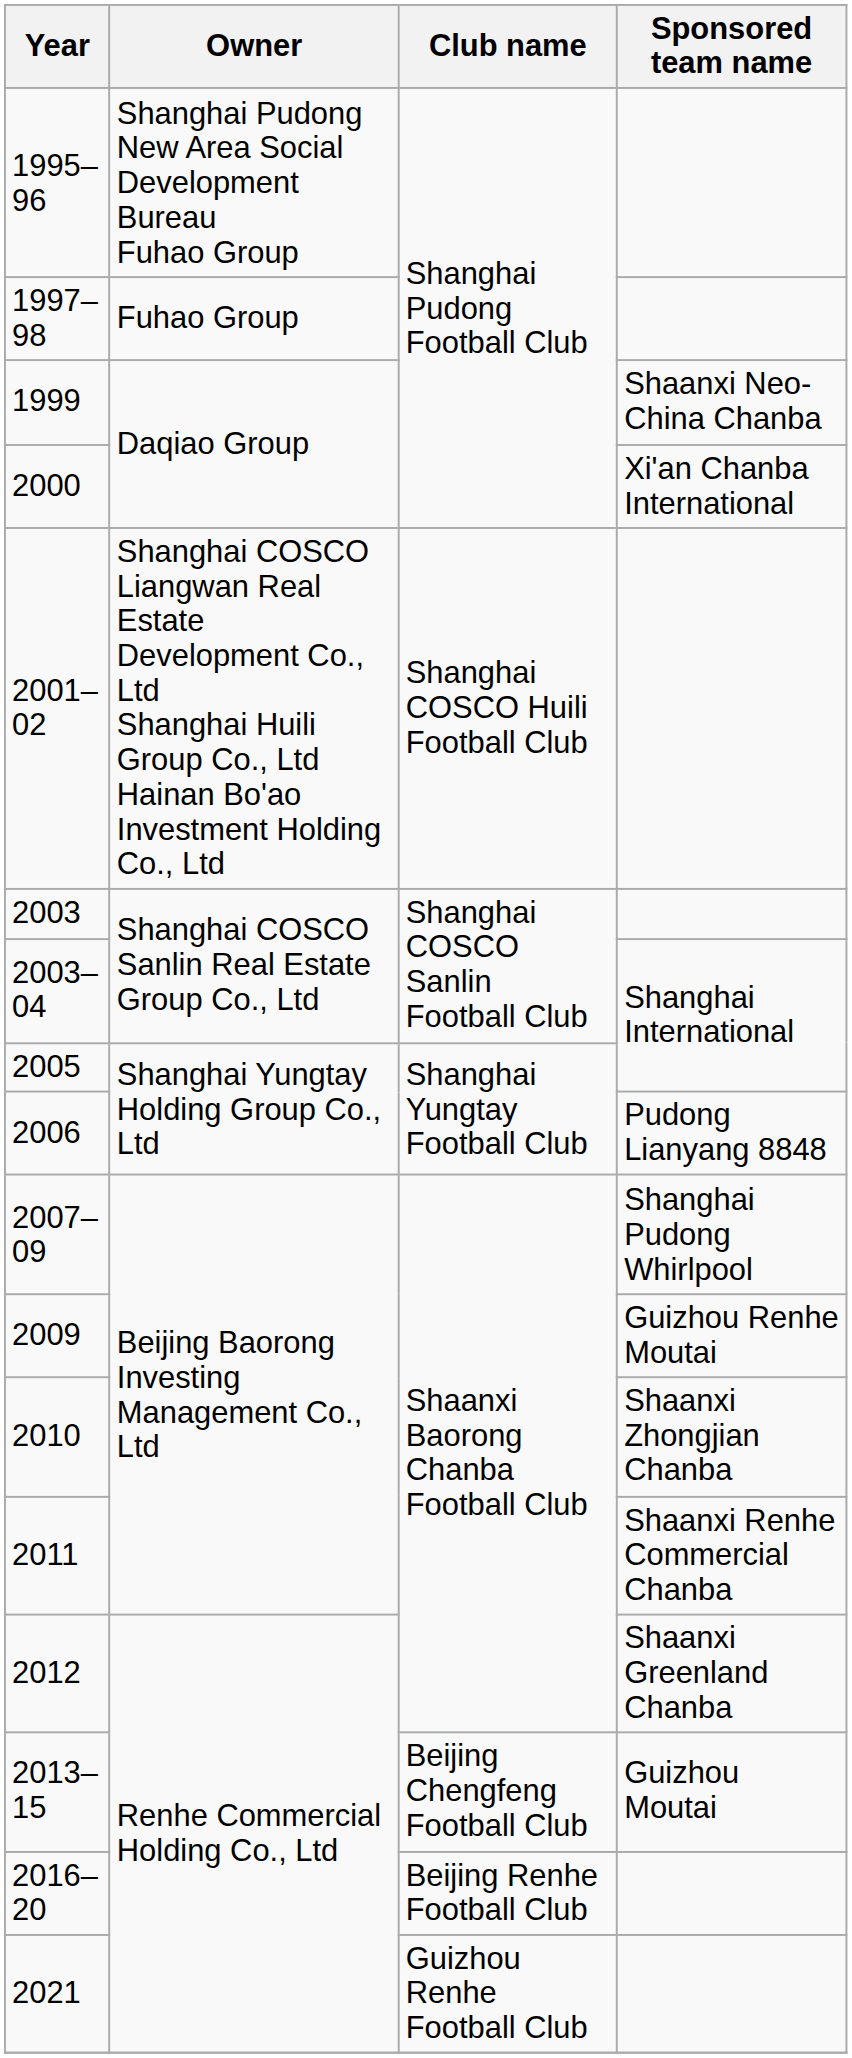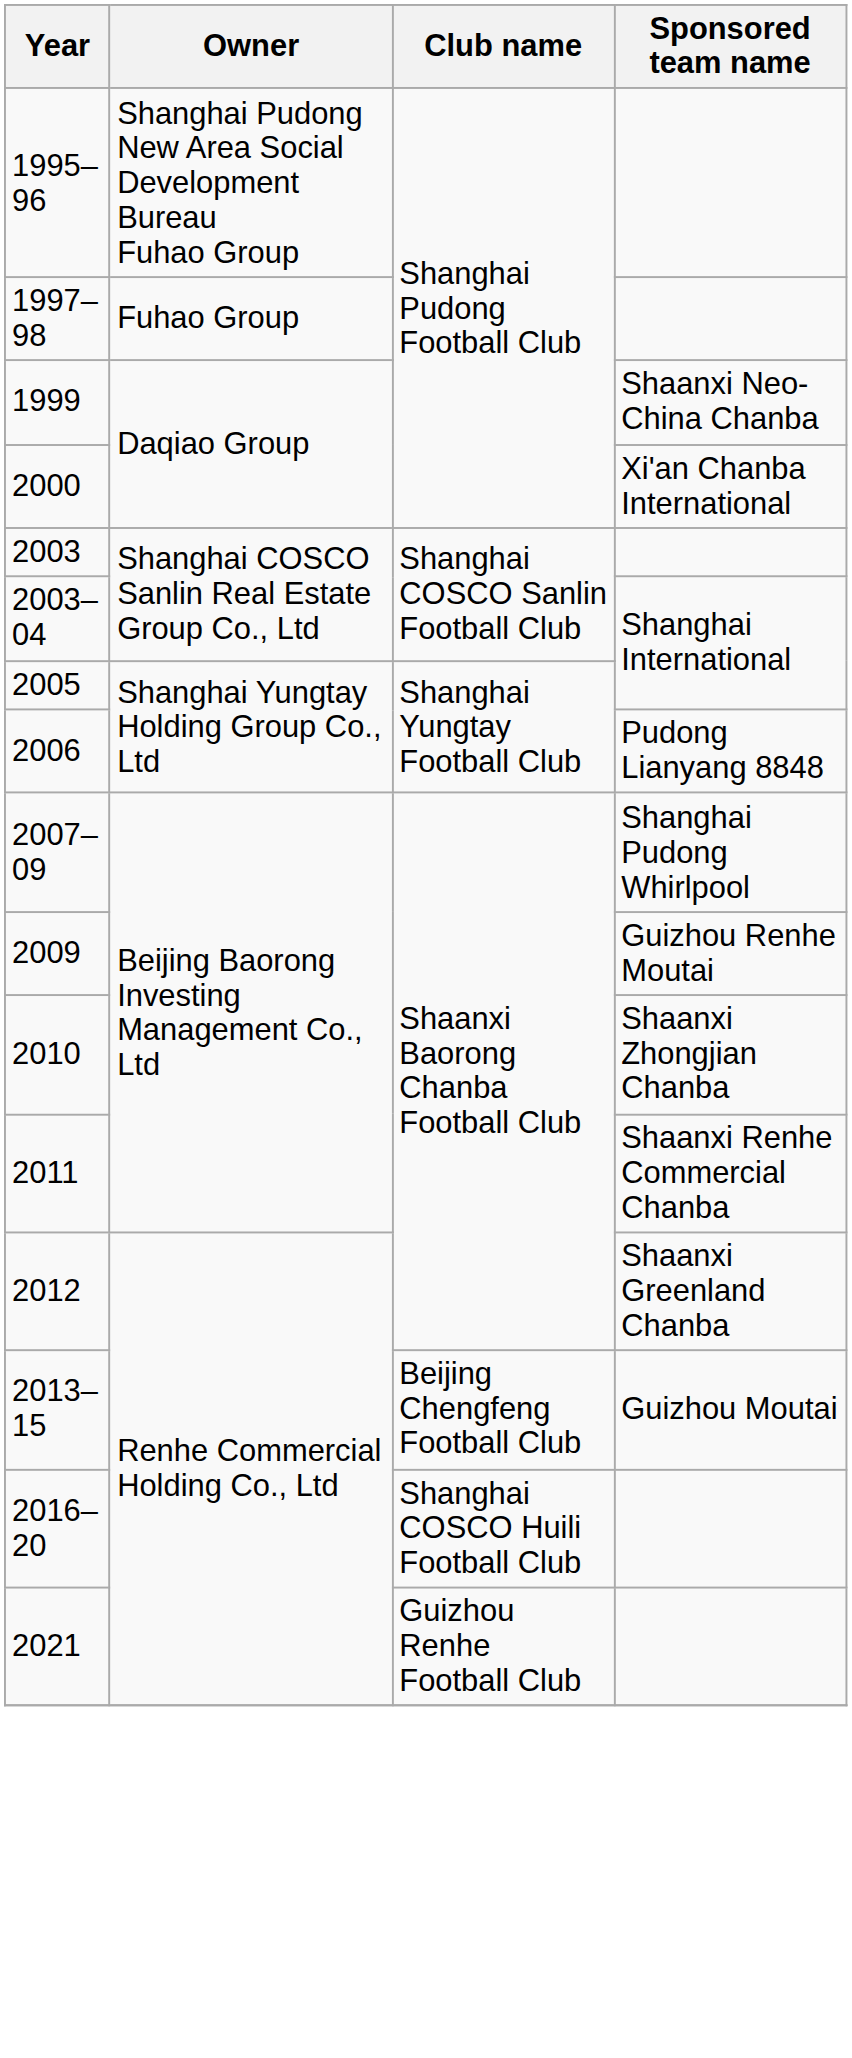- row: (55, 708)
(502, 1892) Beijing Renhe Football Club -> (490, 1527) Shanghai COSCO Huili Football Club
